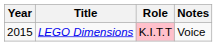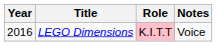(20, 31) 2015 -> (20, 31) 2016
